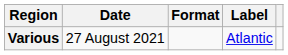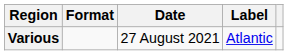columns swapped: (115, 15) <-> (195, 15)
